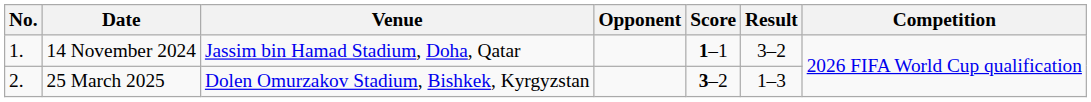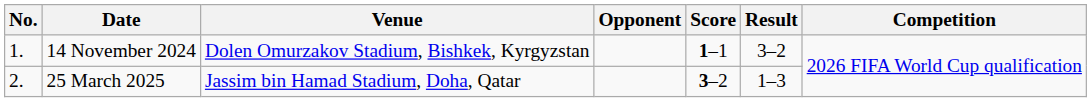(363, 50) Jassim bin Hamad Stadium, Doha, Qatar -> (397, 50) Dolen Omurzakov Stadium, Bishkek, Kyrgyzstan
(397, 81) Dolen Omurzakov Stadium, Bishkek, Kyrgyzstan -> (363, 81) Jassim bin Hamad Stadium, Doha, Qatar
